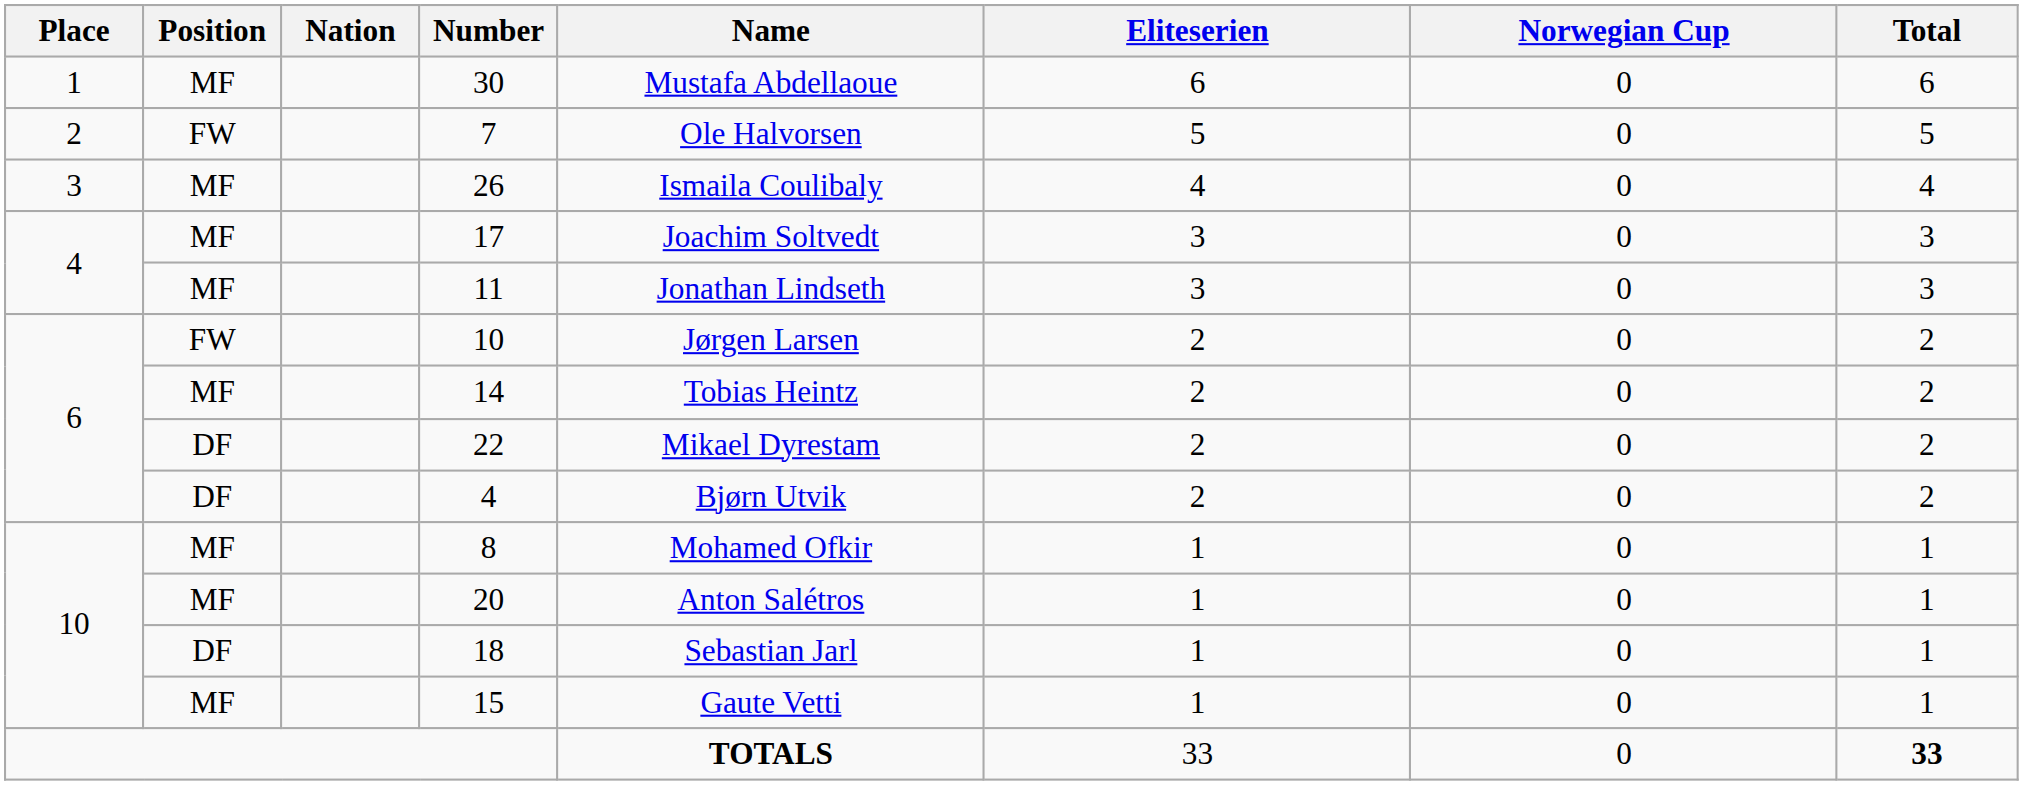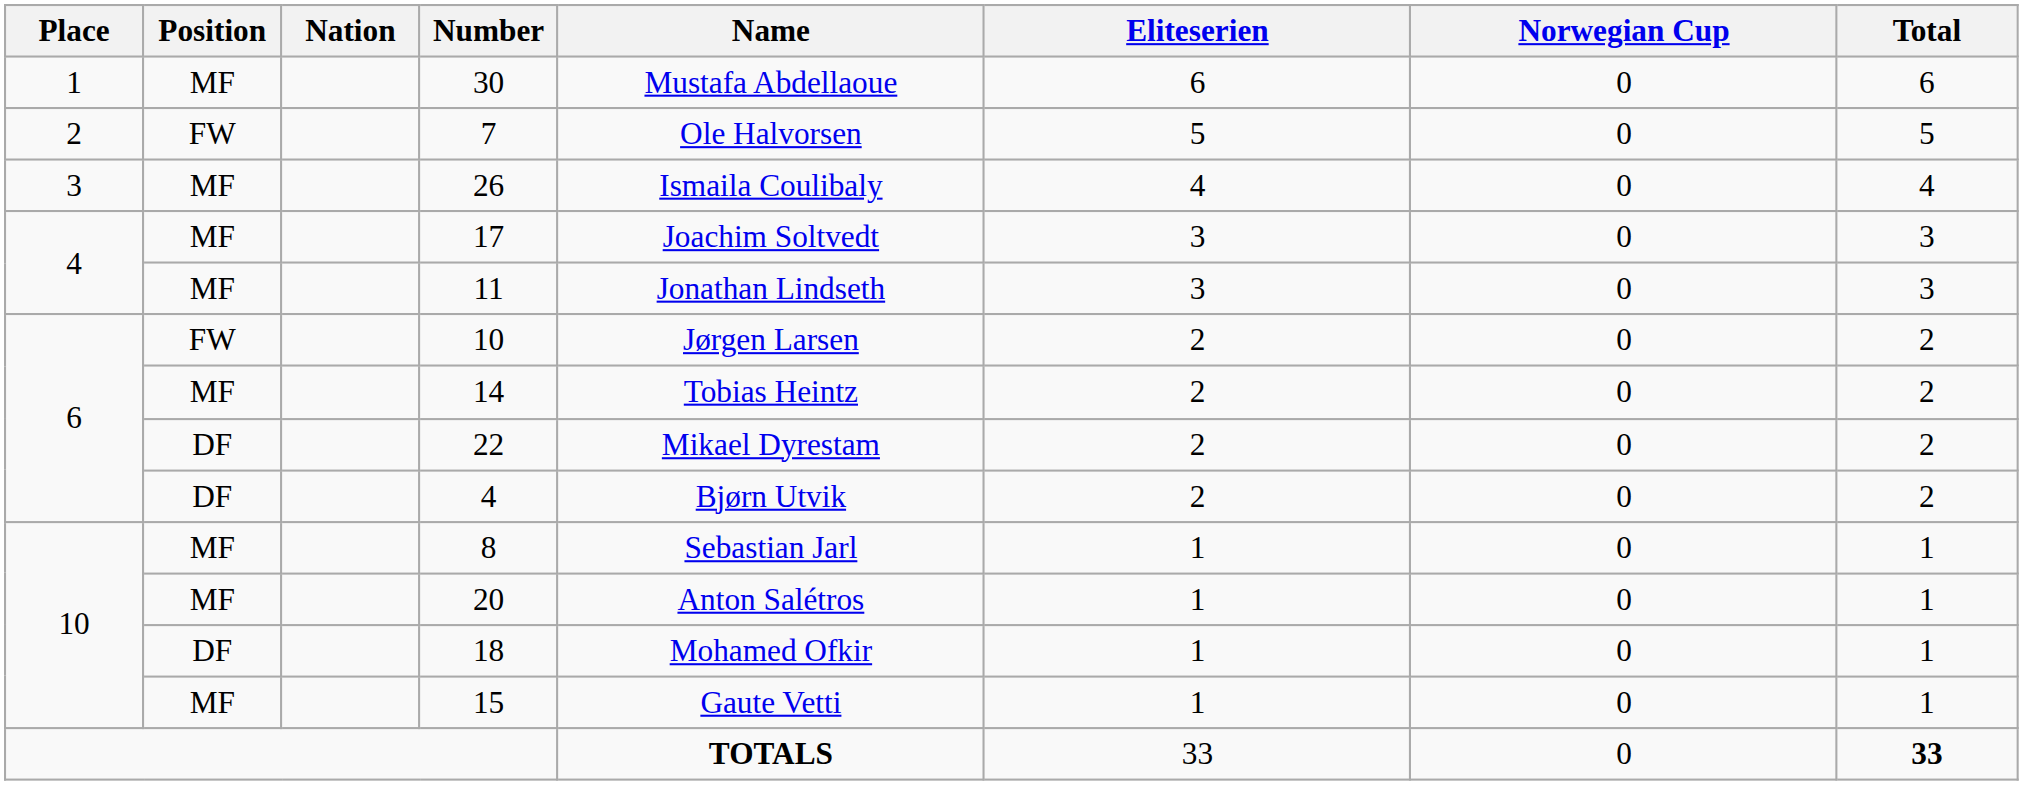(771, 546) Mohamed Ofkir -> (771, 546) Sebastian Jarl
(771, 650) Sebastian Jarl -> (771, 650) Mohamed Ofkir
